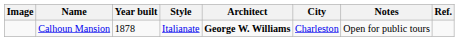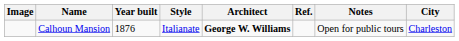columns swapped: (317, 12) <-> (443, 12)
(125, 28) 1878 -> (125, 28) 1876
